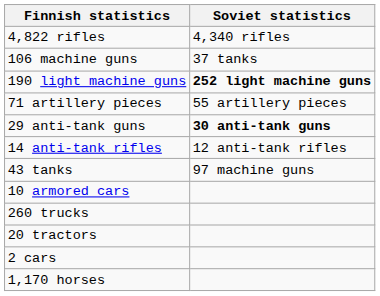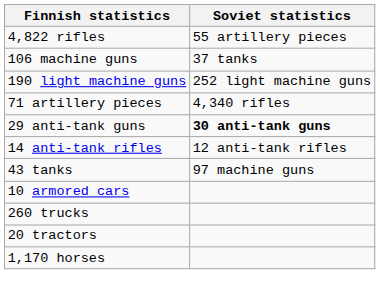(241, 38) 4,340 rifles -> (270, 38) 55 artillery pieces
(282, 82) bold -> (282, 82) normal
(270, 104) 55 artillery pieces -> (241, 104) 4,340 rifles
- row: (32, 258)
